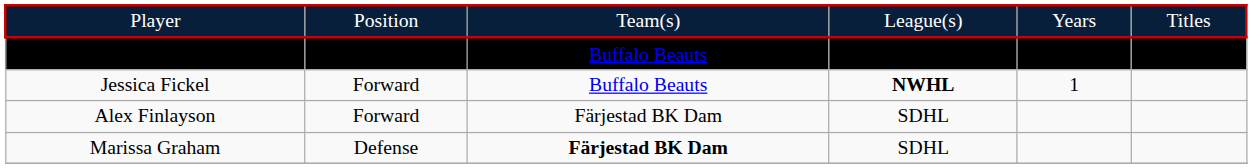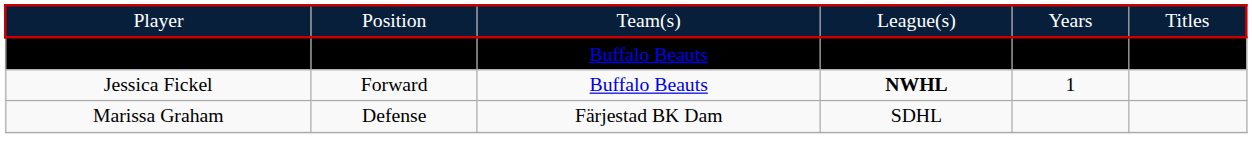- row: (155, 116)
(648, 147) bold -> (649, 116) normal
